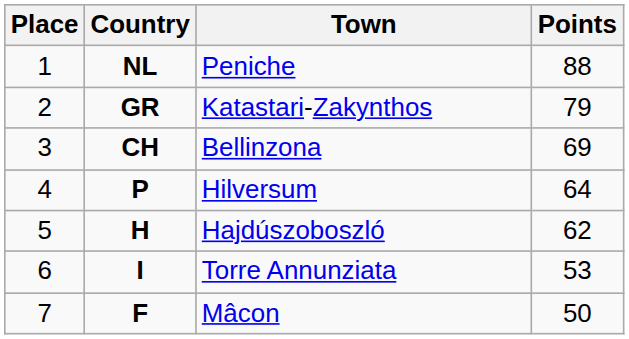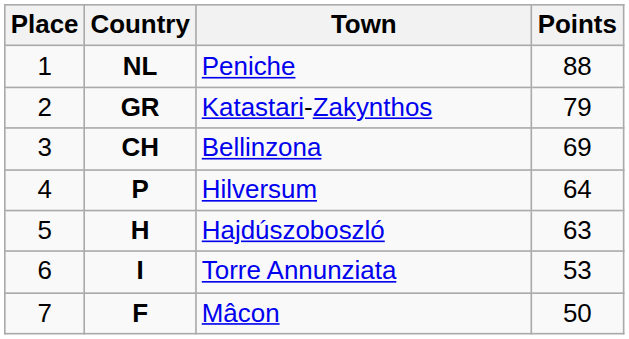(577, 230) 62 -> (577, 230) 63
